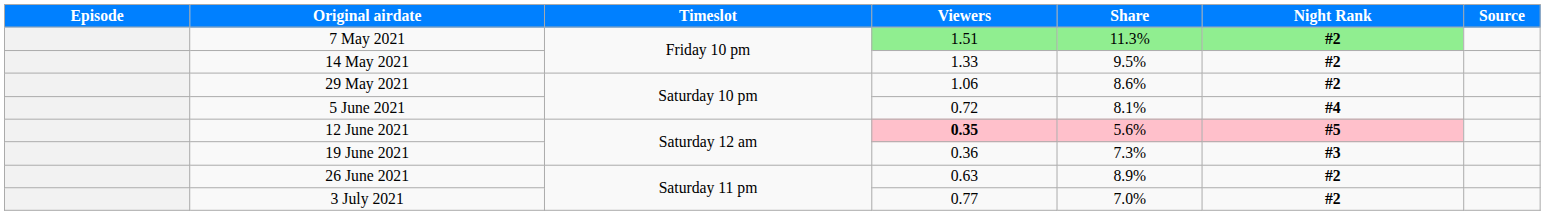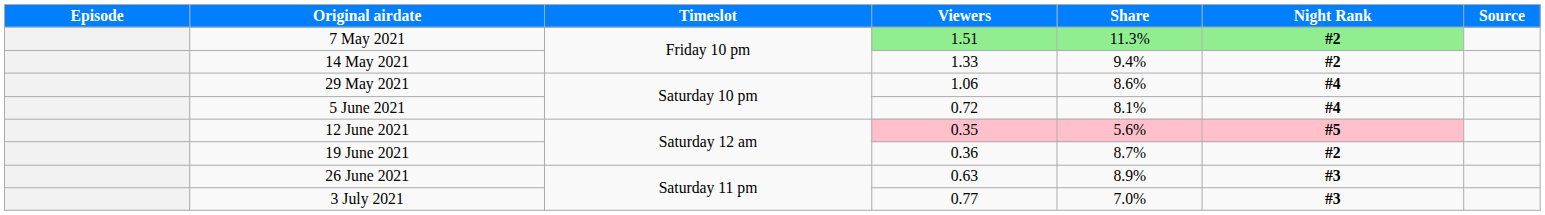(1130, 61) 9.5% -> (1130, 61) 9.4%
(1333, 84) #2 -> (1333, 84) #4
(964, 130) bold -> (964, 130) normal
(1130, 153) 7.3% -> (1130, 153) 8.7%
(1333, 153) #3 -> (1333, 153) #2
(1333, 176) #2 -> (1333, 176) #3
(1333, 199) #2 -> (1333, 199) #3
